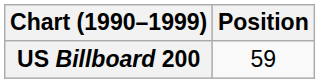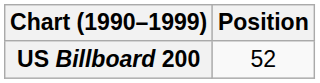(263, 59) 59 -> (263, 59) 52
